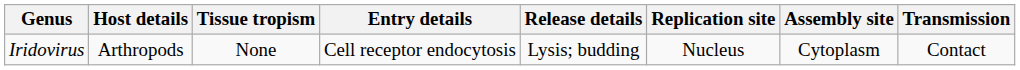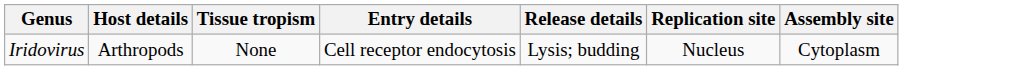- column: (956, 19)
